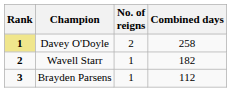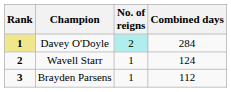(131, 43) no background -> (131, 43) paleturquoise background
(187, 43) 258 -> (187, 43) 284
(187, 60) 182 -> (187, 60) 124
